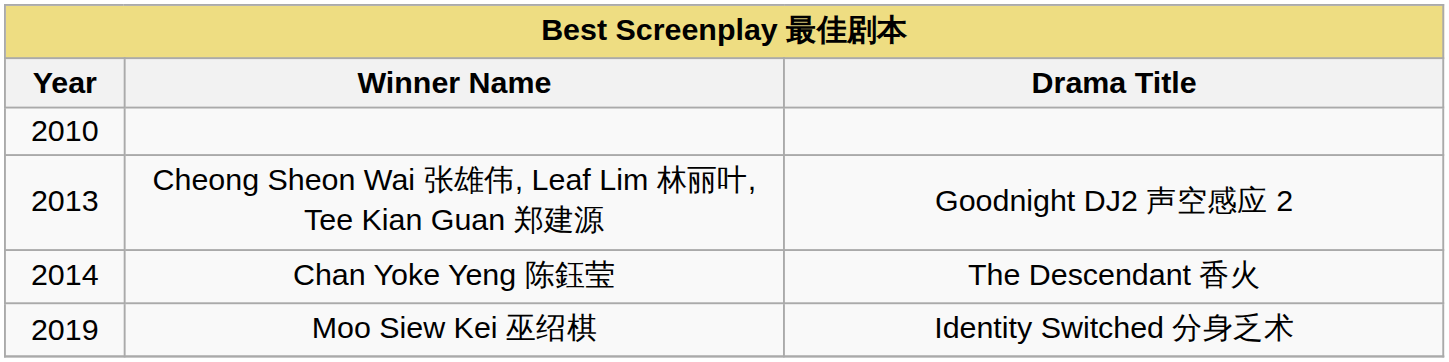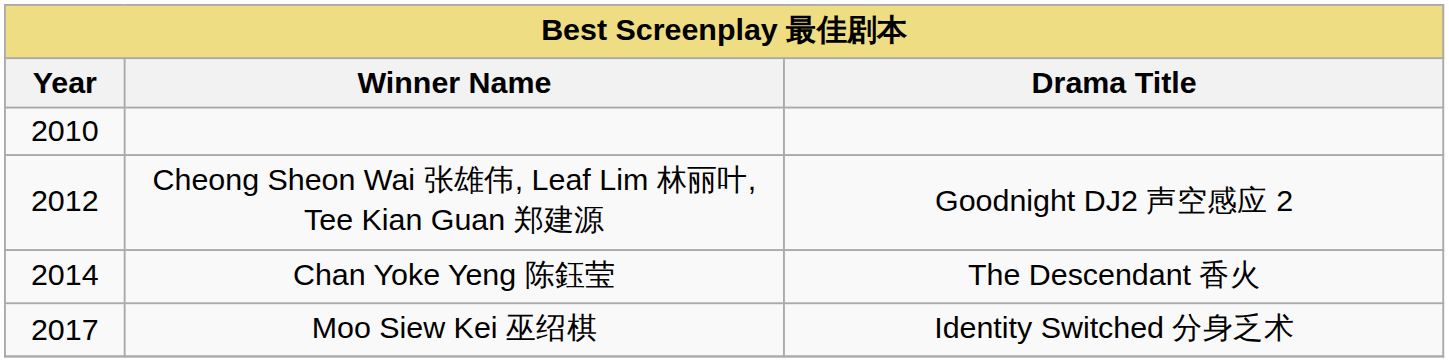(65, 201) 2013 -> (65, 201) 2012
(65, 329) 2019 -> (65, 329) 2017
